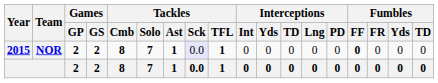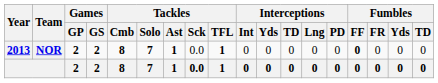(19, 50) 2015 -> (19, 50) 2013
(197, 50) lavender background -> (197, 50) no background
